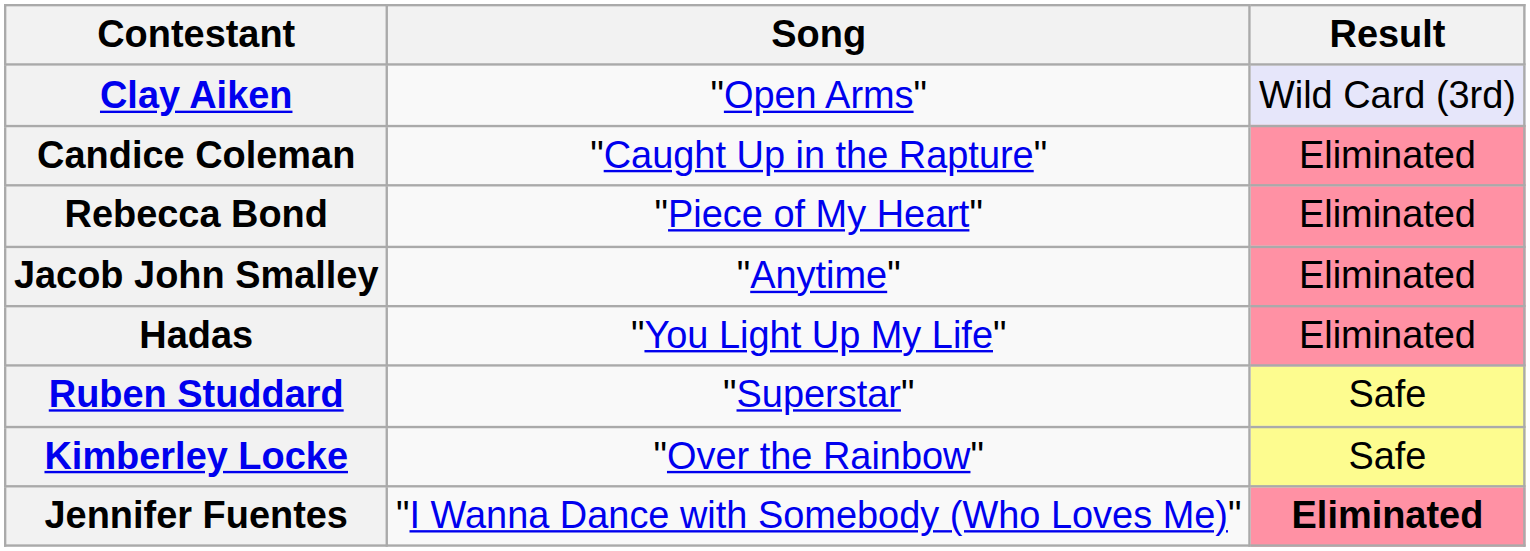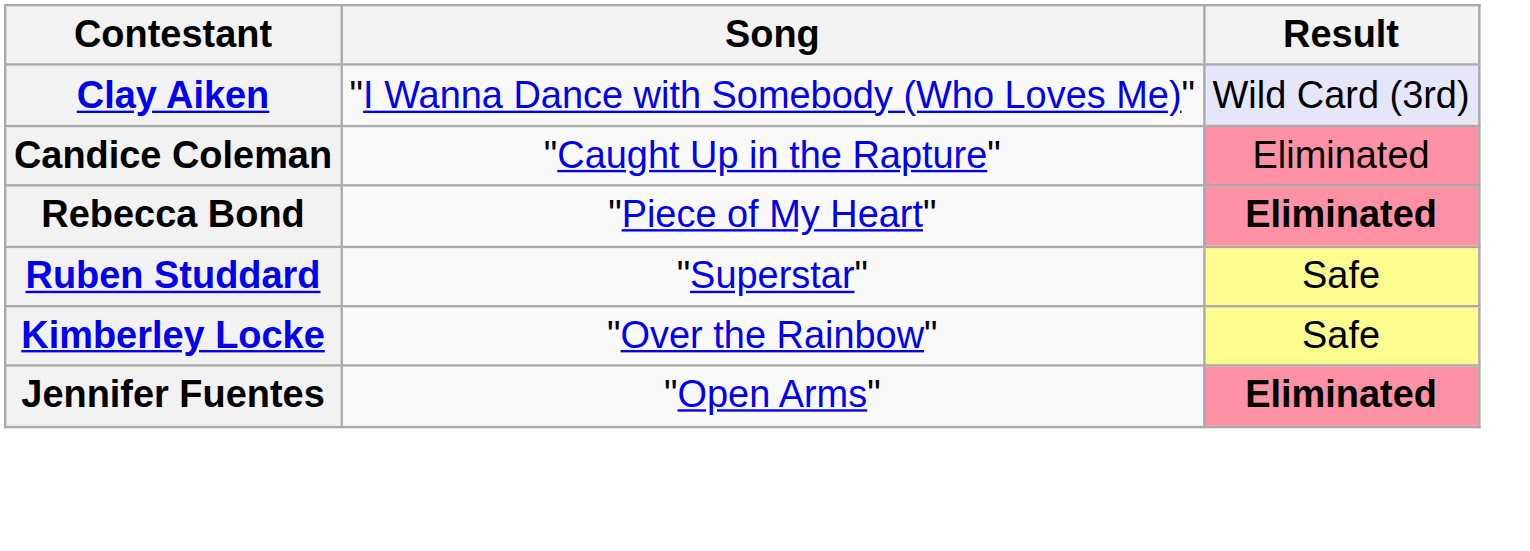(819, 94) "Open Arms" -> (772, 94) "I Wanna Dance with Somebody (Who Loves Me)"
(1387, 214) normal -> (1341, 214) bold
- row: (196, 275)
- row: (196, 335)
(819, 515) "I Wanna Dance with Somebody (Who Loves Me)" -> (772, 395) "Open Arms"
